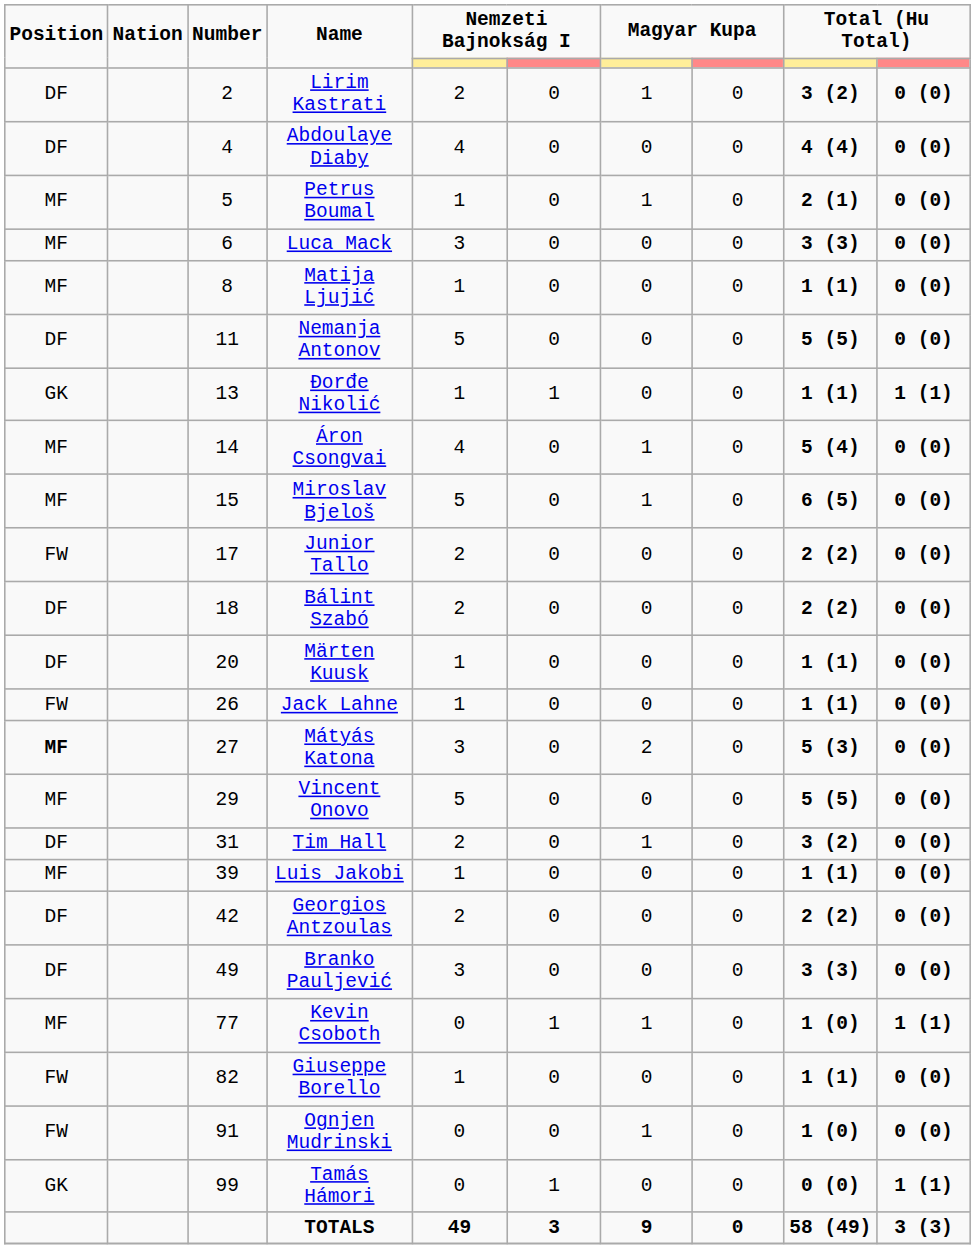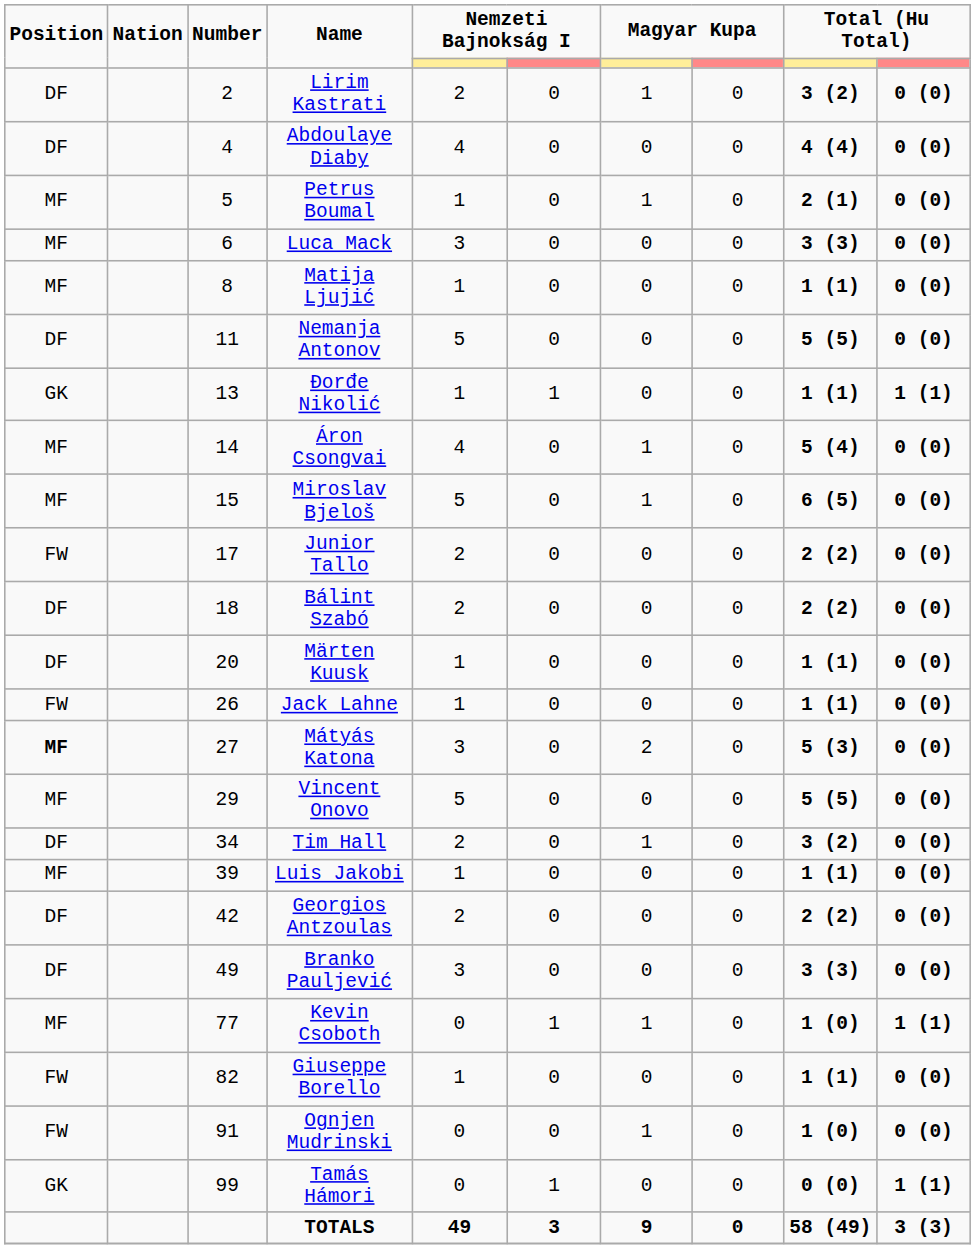(227, 844) 31 -> (227, 844) 34
